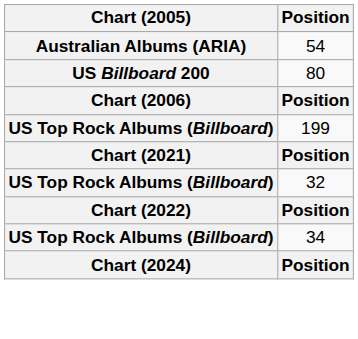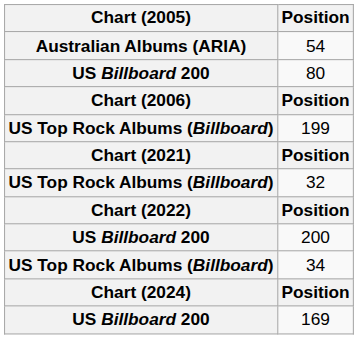+ row: (316, 237)
+ row: (316, 319)
